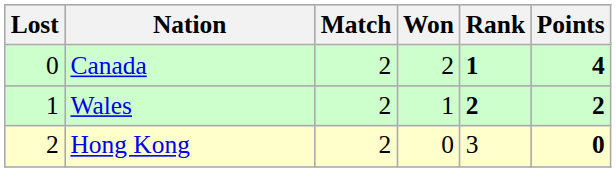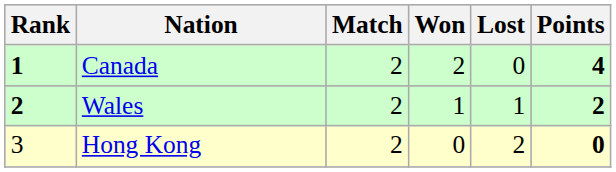columns swapped: (495, 24) <-> (35, 24)
